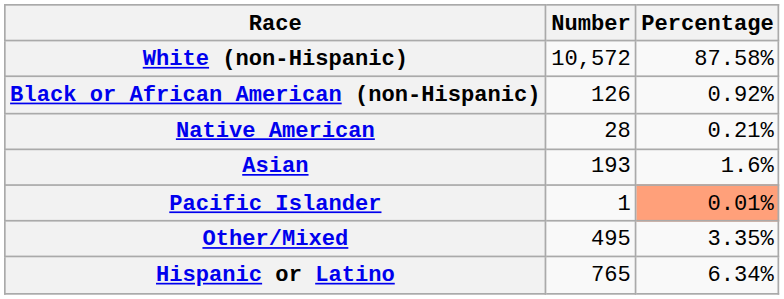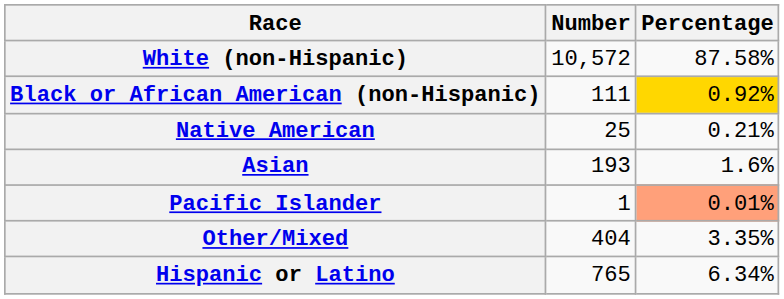(611, 95) 126 -> (611, 95) 111
(741, 95) no background -> (741, 95) gold background
(617, 131) 28 -> (617, 131) 25
(611, 239) 495 -> (611, 239) 404
